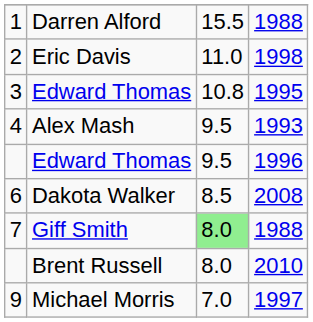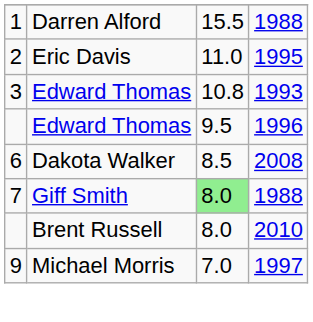(278, 56) 1998 -> (278, 56) 1995
(278, 91) 1995 -> (278, 91) 1993
- row: (16, 126)
